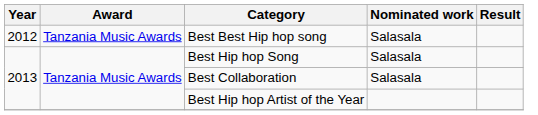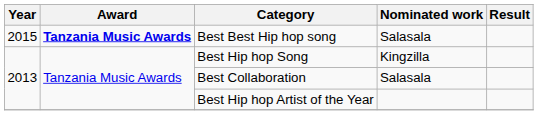(22, 36) 2012 -> (22, 36) 2015
(112, 36) normal -> (117, 36) bold
(396, 57) Salasala -> (405, 57) Kingzilla
